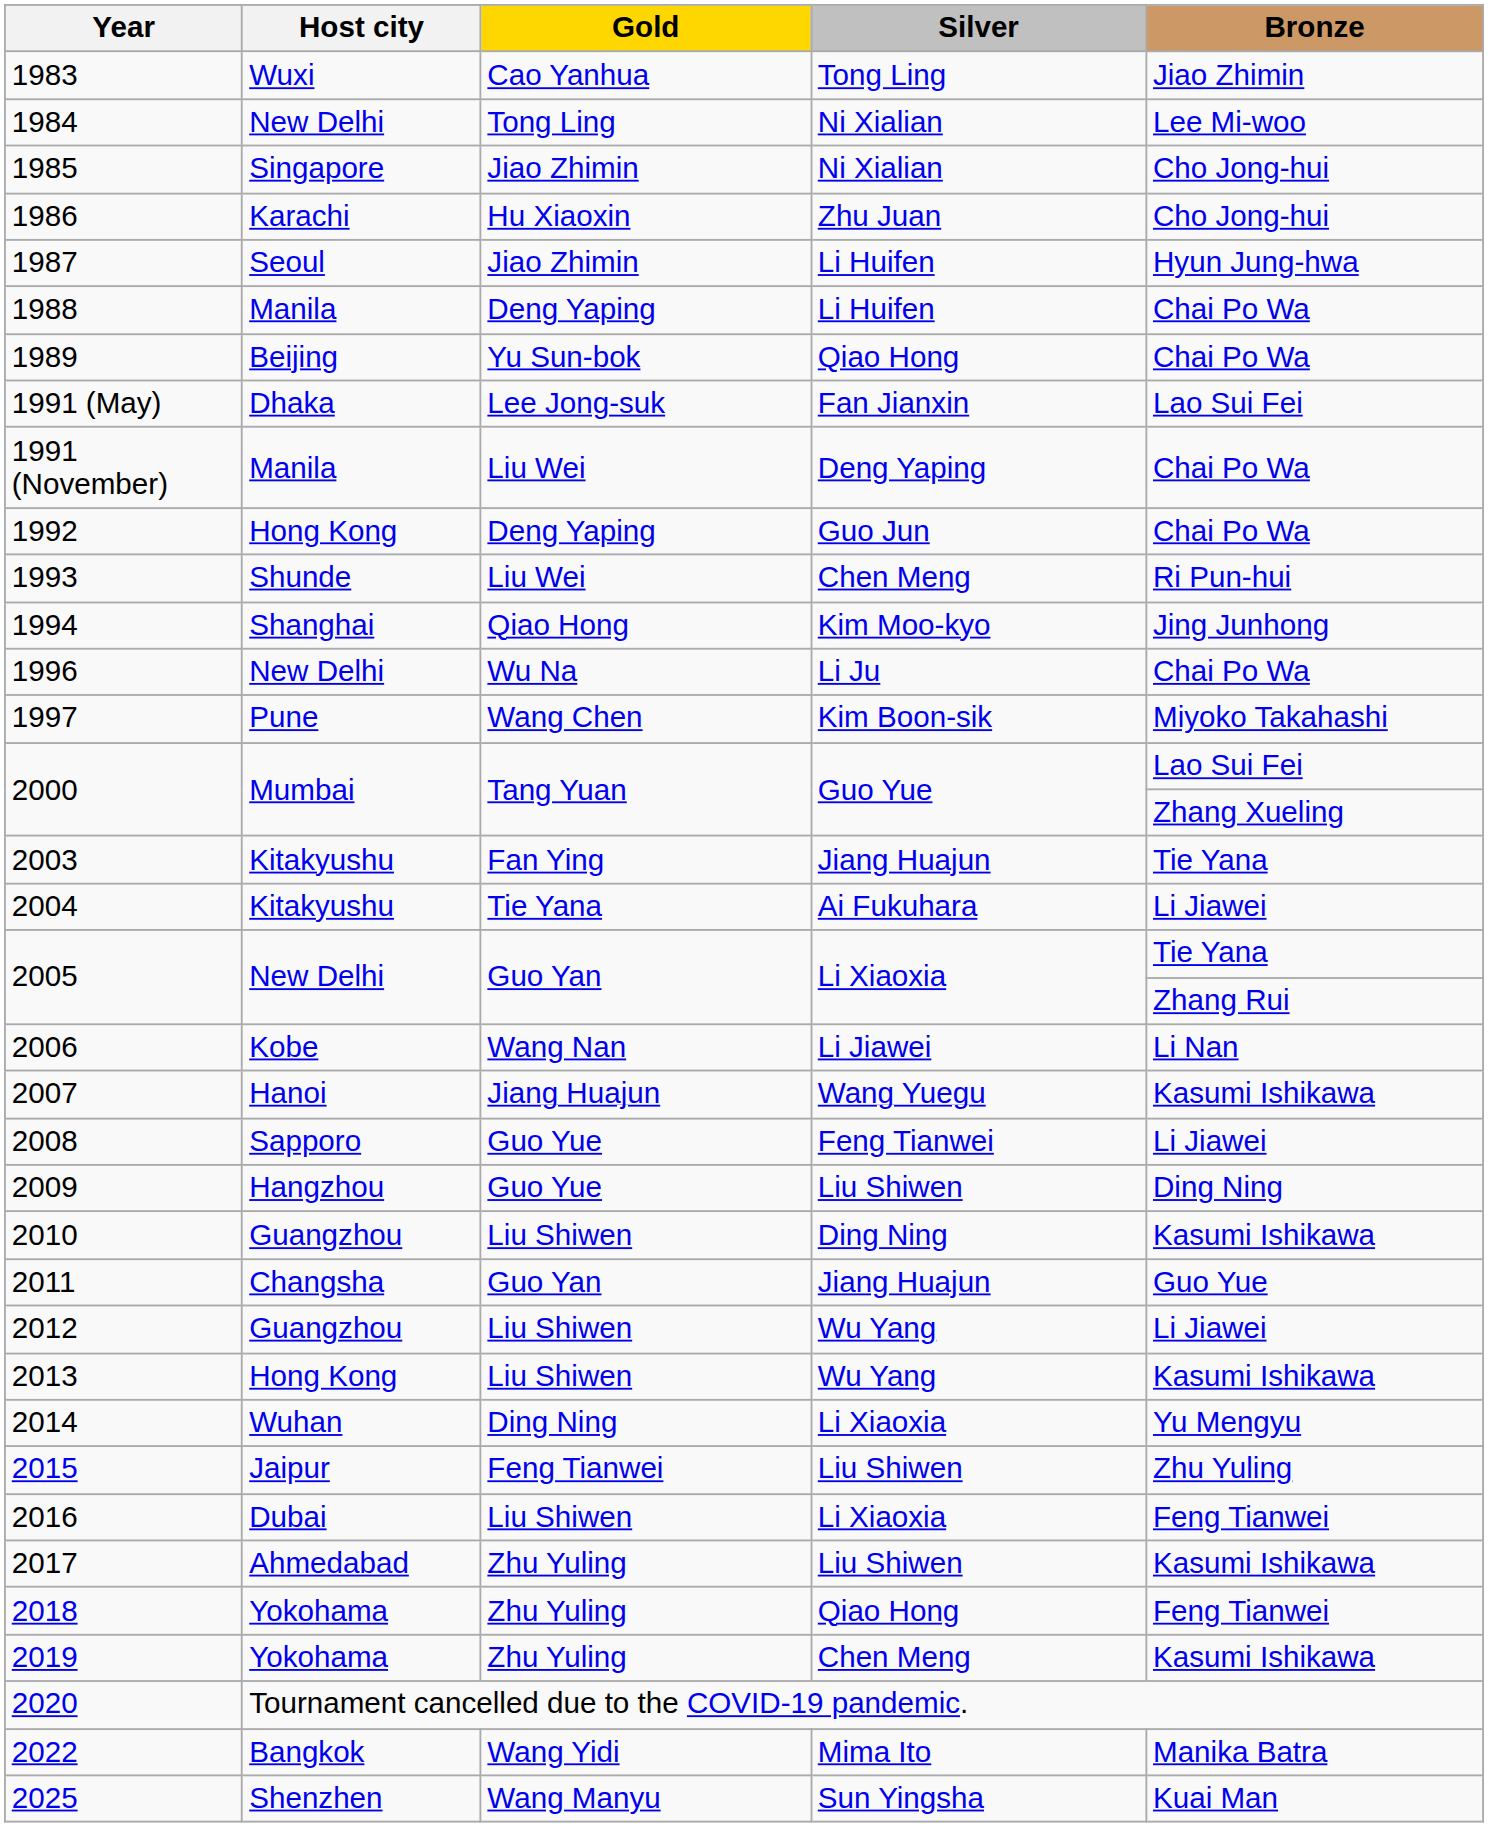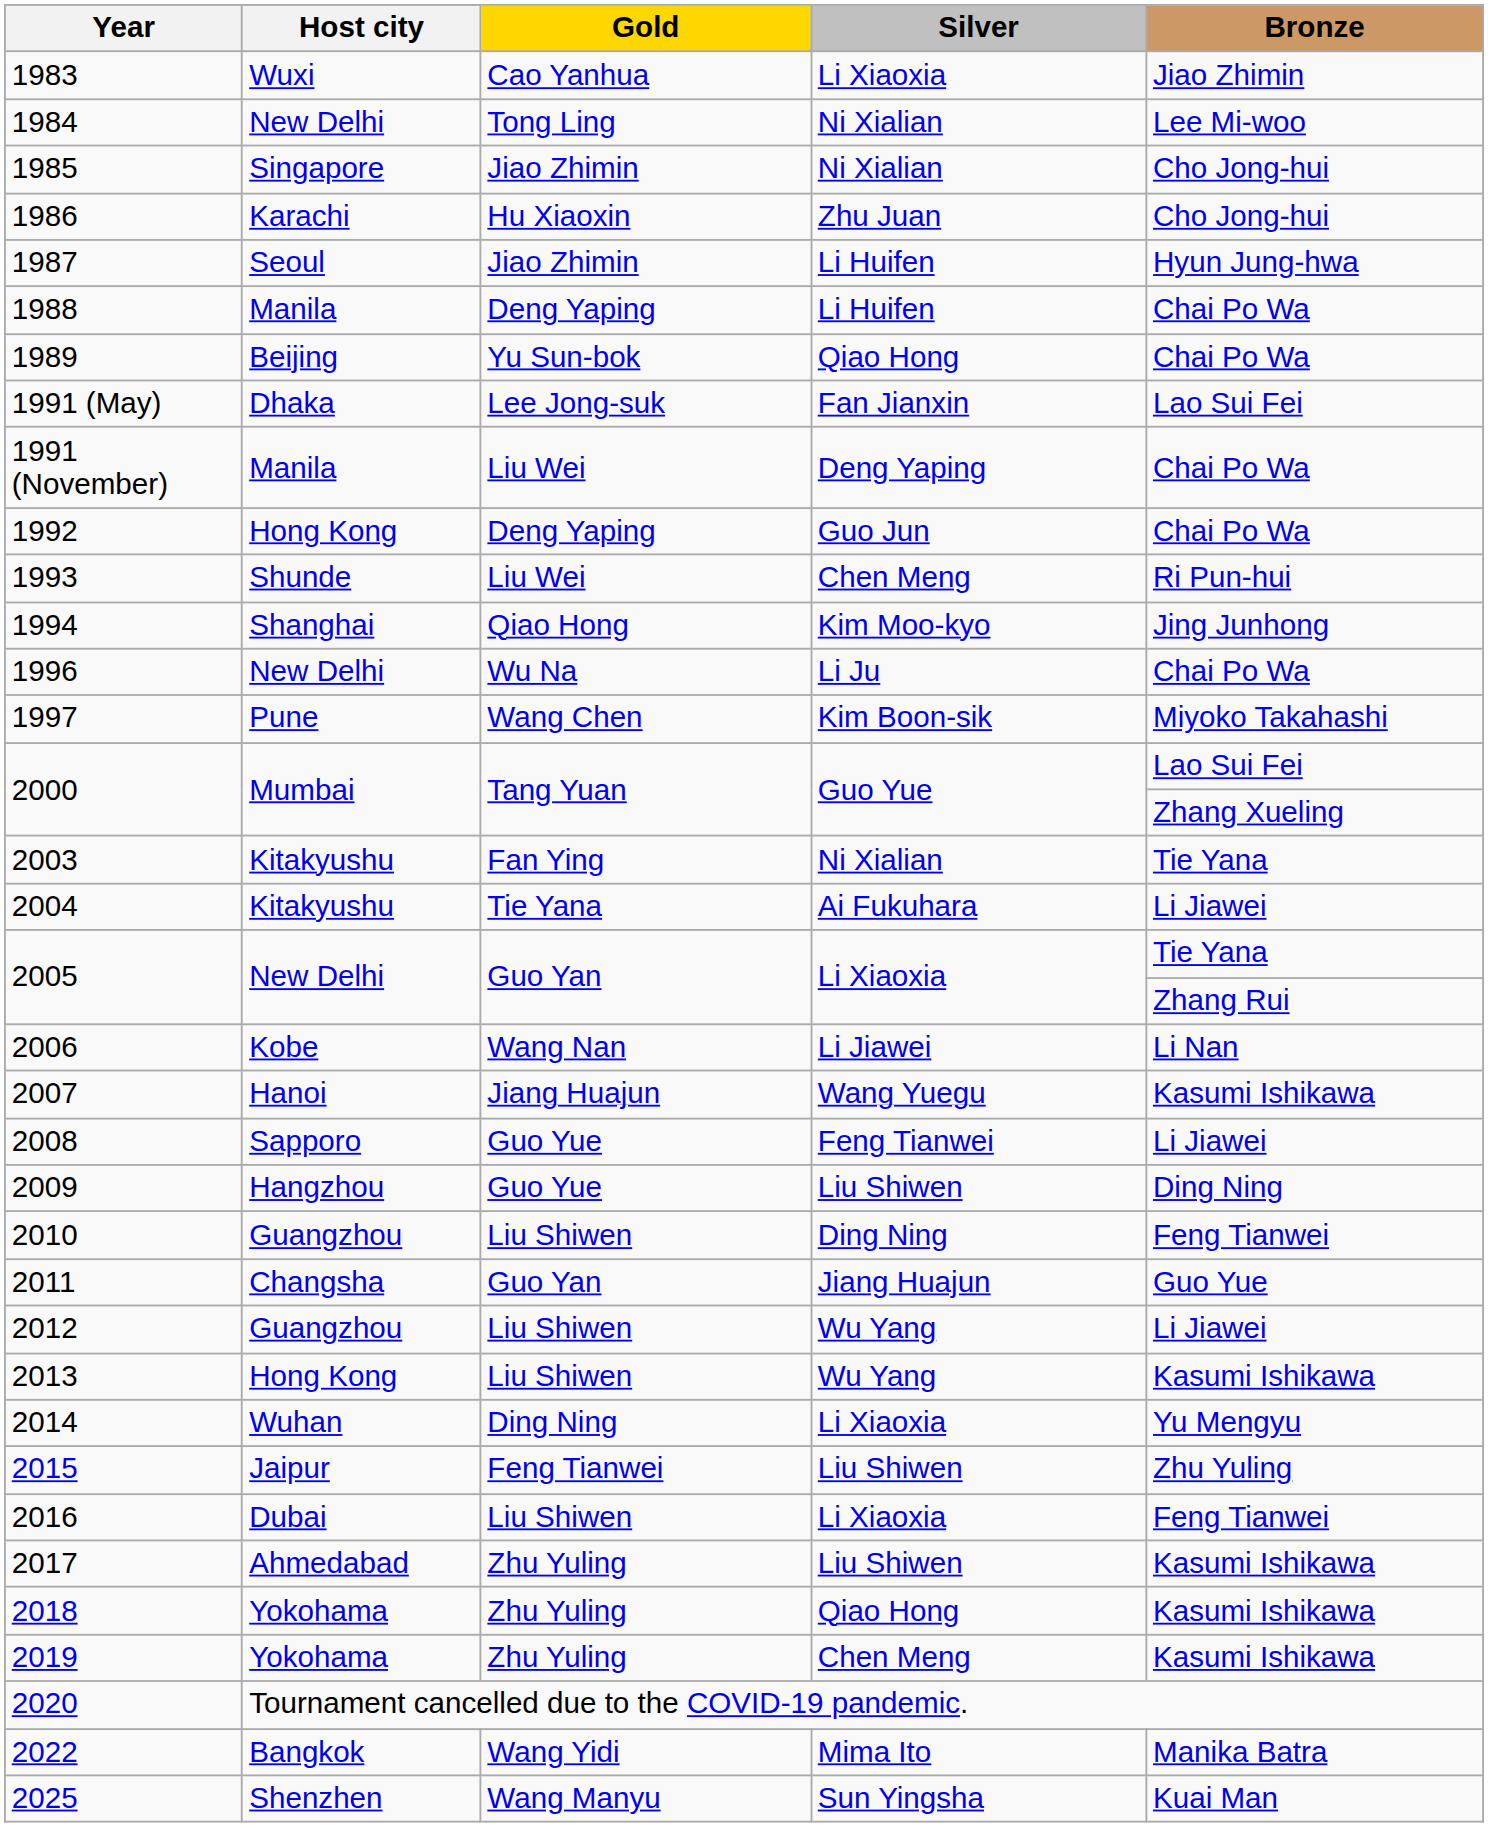(882, 74) Tong Ling -> (882, 74) Li Xiaoxia
(904, 859) Jiang Huajun -> (880, 859) Ni Xialian
(1264, 1234) Kasumi Ishikawa -> (1241, 1234) Feng Tianwei
(1241, 1610) Feng Tianwei -> (1264, 1610) Kasumi Ishikawa
